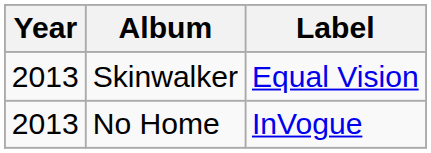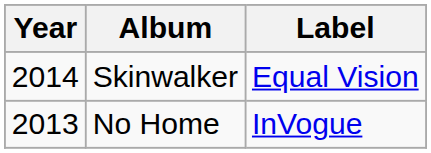(45, 76) 2013 -> (45, 76) 2014
